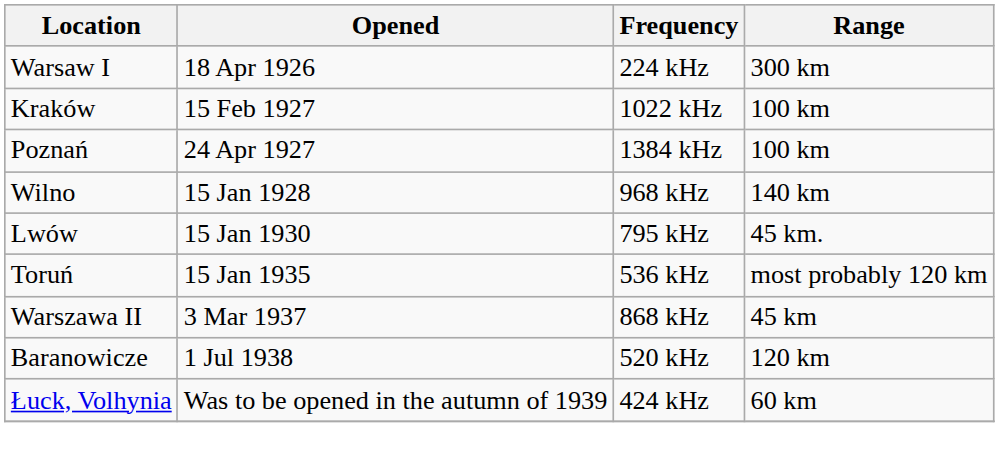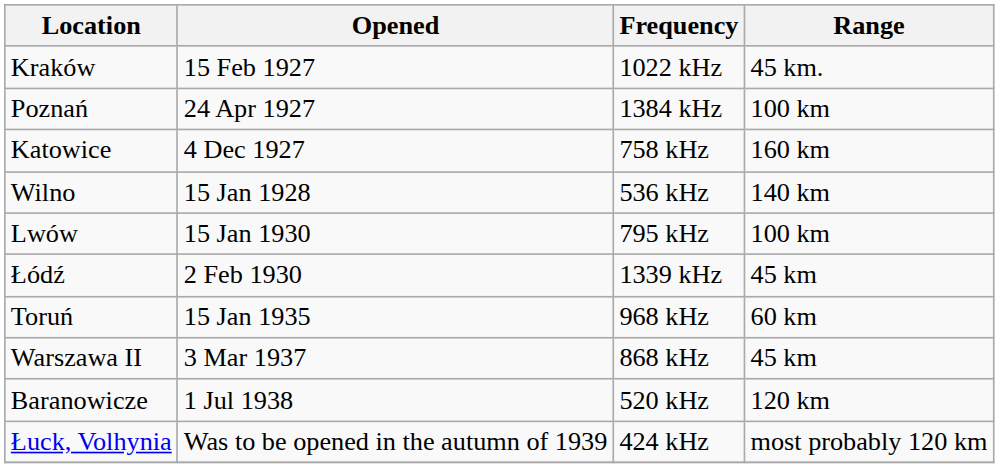- row: (60, 66)
(790, 108) 100 km -> (787, 66) 45 km.
+ row: (61, 150)
(664, 191) 968 kHz -> (664, 191) 536 kHz
(787, 233) 45 km. -> (790, 233) 100 km
+ row: (38, 274)
(664, 274) 536 kHz -> (664, 316) 968 kHz
(869, 274) most probably 120 km -> (784, 316) 60 km
(784, 399) 60 km -> (869, 441) most probably 120 km
